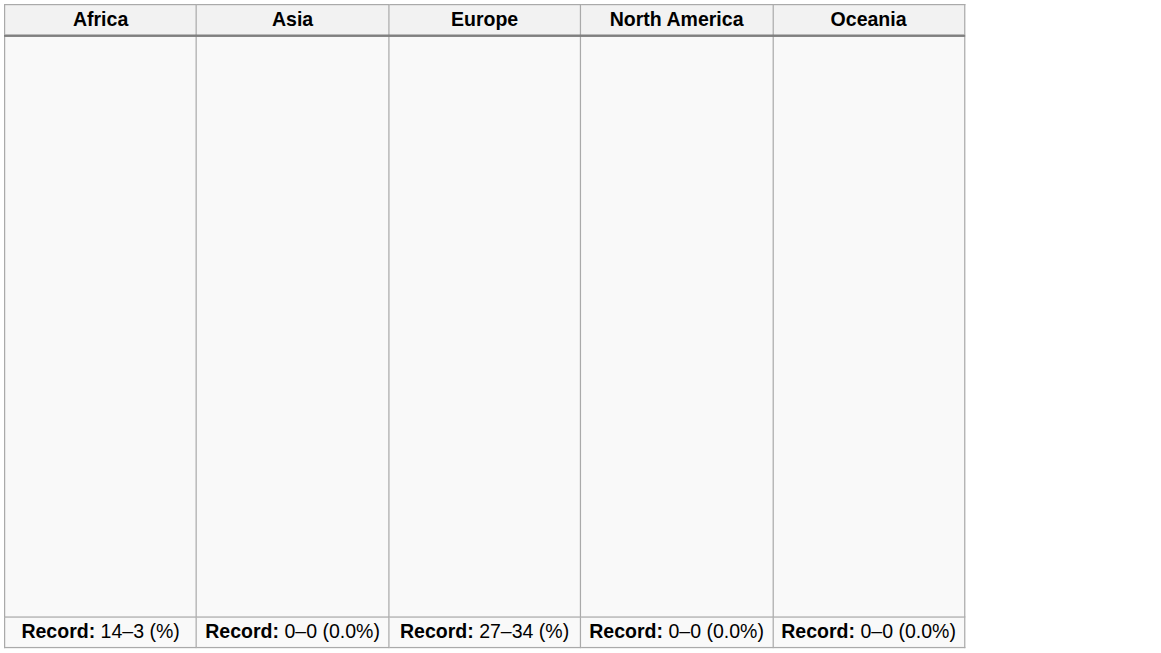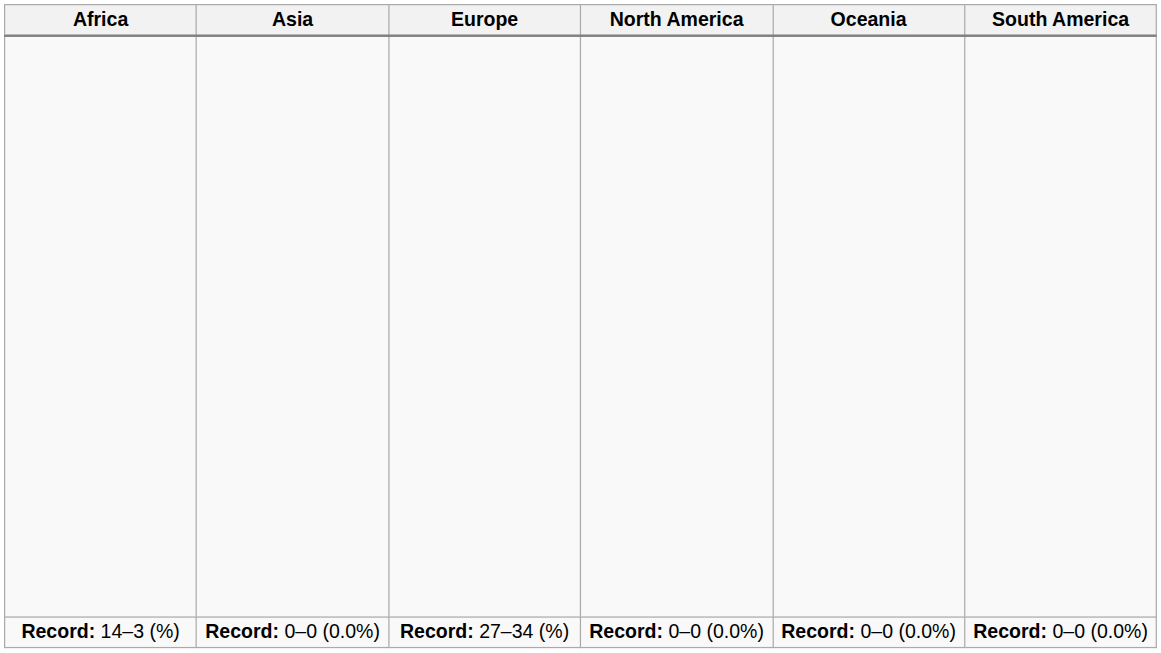+ column: (1061, 19)
